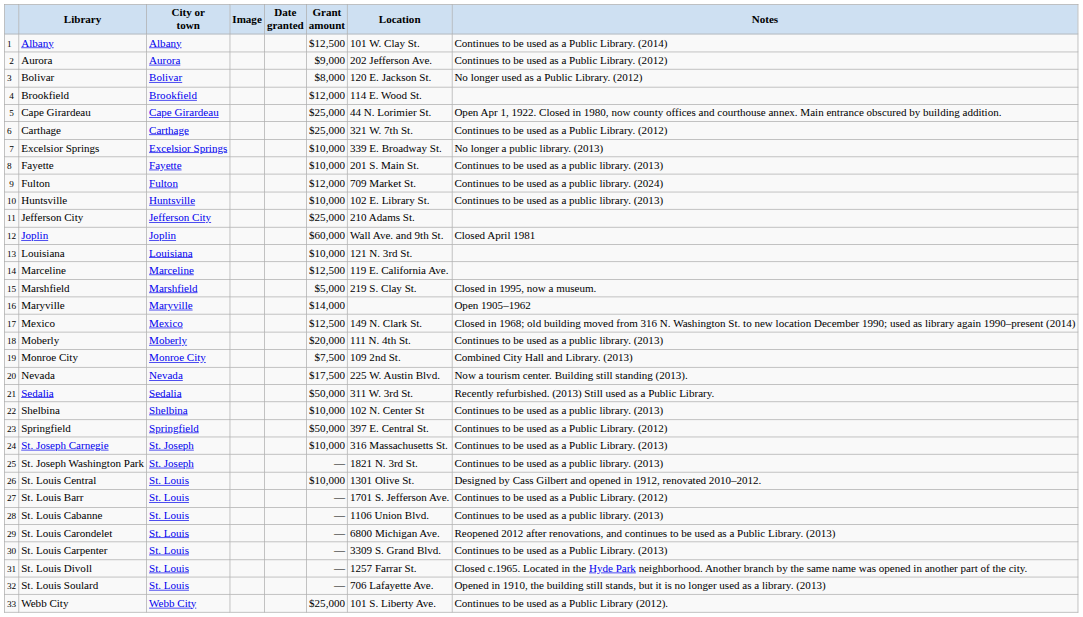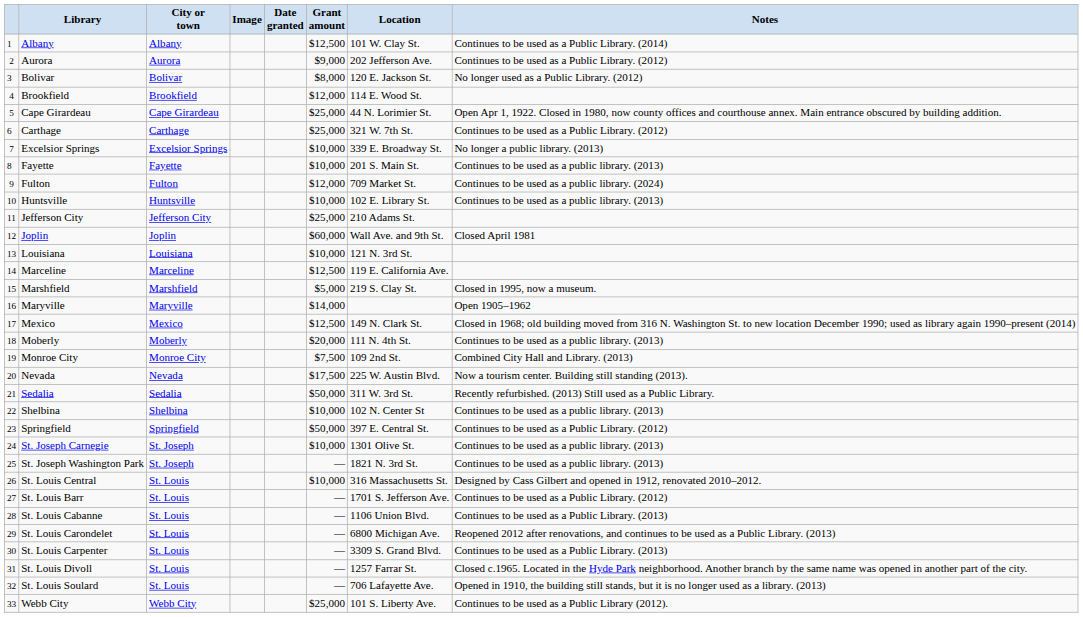(399, 445) 316 Massachusetts St. -> (382, 445) 1301 Olive St.
(561, 445) Continues to be used as a Public Library. (2013) -> (559, 445) Continues to be used as a public library. (2013)
(382, 480) 1301 Olive St. -> (399, 480) 316 Massachusetts St.
(559, 515) Continues to be used as a public library. (2013) -> (561, 515) Continues to be used as a Public Library. (2013)
